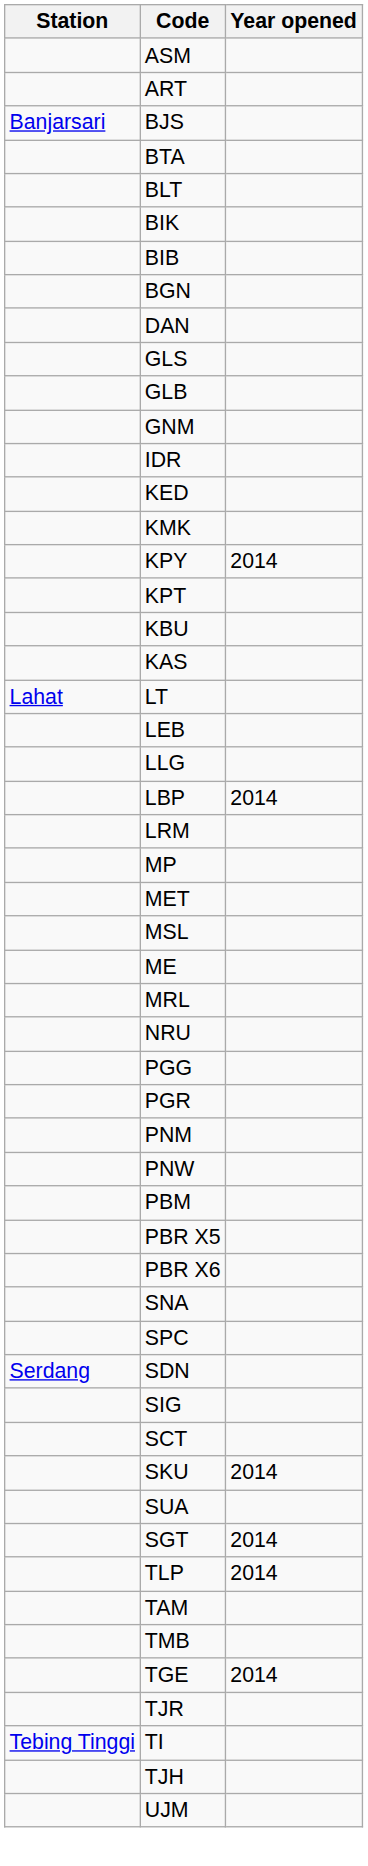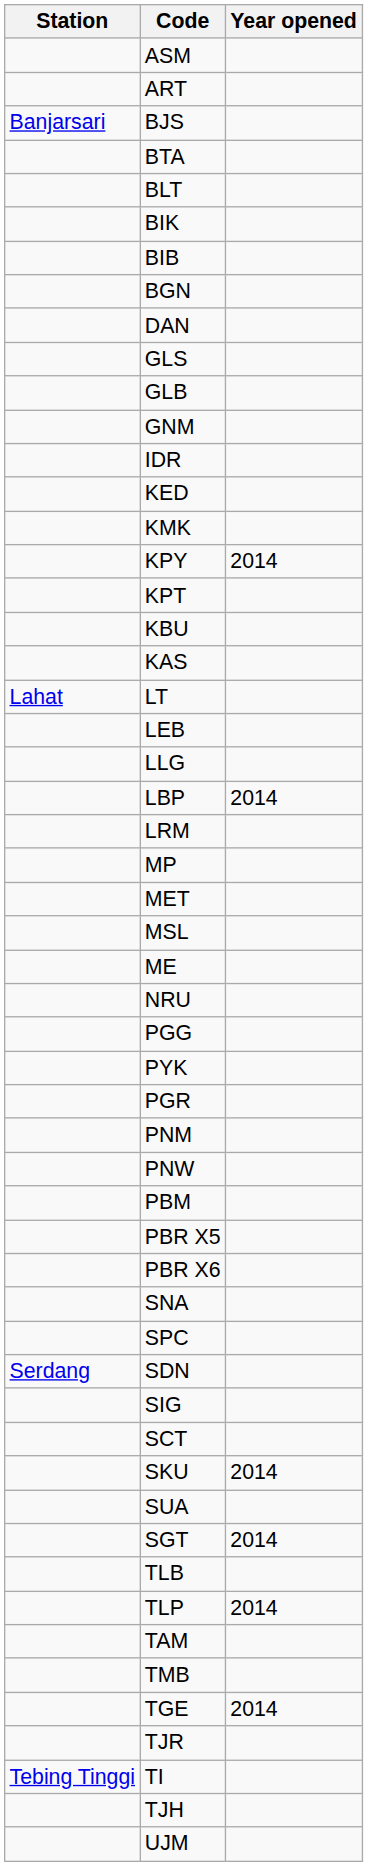- row: (167, 1000)
+ row: (166, 1067)
+ row: (164, 1573)
